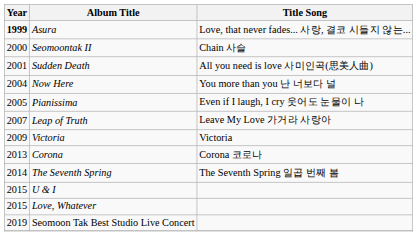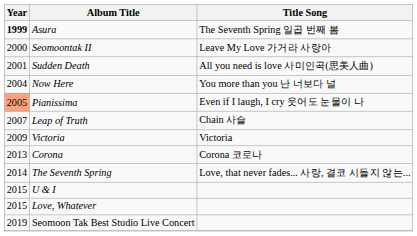(305, 29) Love, that never fades... 사랑, 결코 시들지 않는... -> (269, 29) The Seventh Spring 일곱 번째 봄
(223, 47) Chain 사슬 -> (265, 47) Leave My Love 가거라 사랑아
(17, 102) no background -> (17, 102) lightsalmon background
(265, 120) Leave My Love 가거라 사랑아 -> (223, 120) Chain 사슬
(269, 172) The Seventh Spring 일곱 번째 봄 -> (305, 172) Love, that never fades... 사랑, 결코 시들지 않는...
